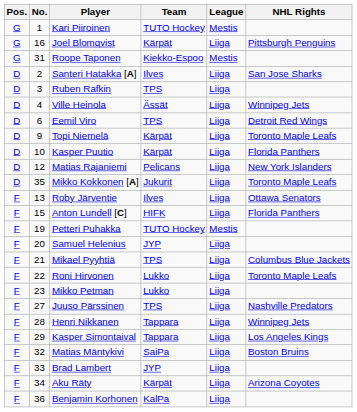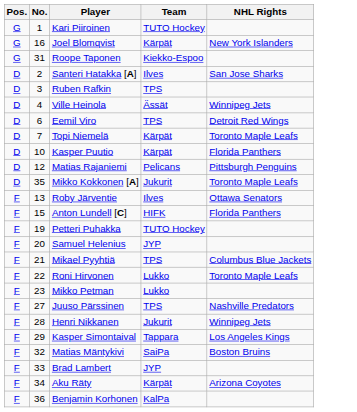- column: (226, 12)
(292, 43) Pittsburgh Penguins -> (251, 43) New York Islanders
(40, 136) 9 -> (40, 136) 7
(290, 167) New York Islanders -> (253, 167) Pittsburgh Penguins
(161, 321) Tappara -> (158, 321) Jukurit
